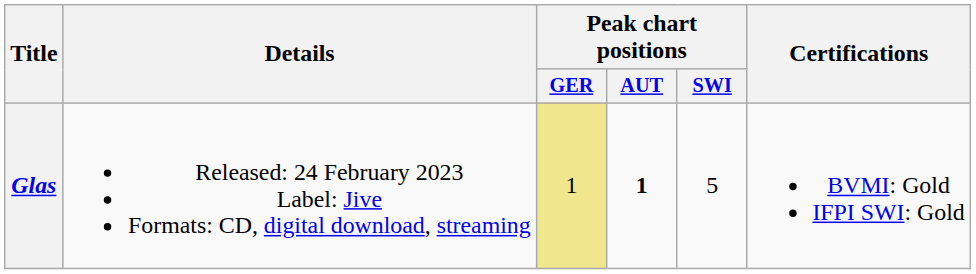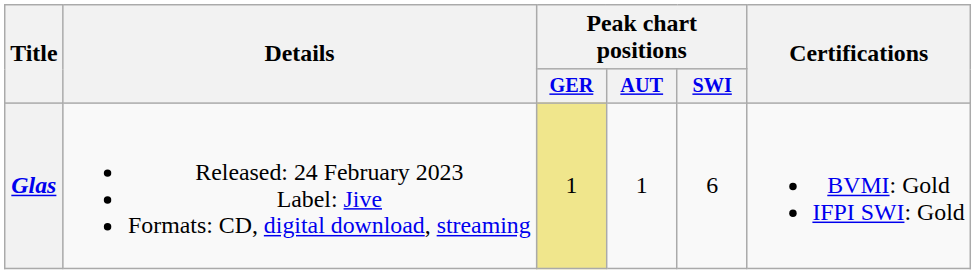(642, 185) bold -> (642, 185) normal
(712, 185) 5 -> (712, 185) 6
